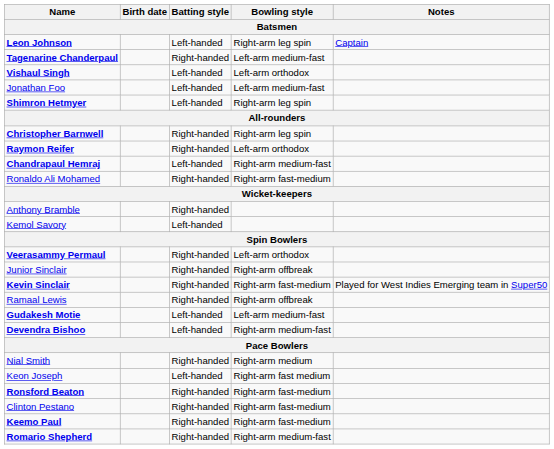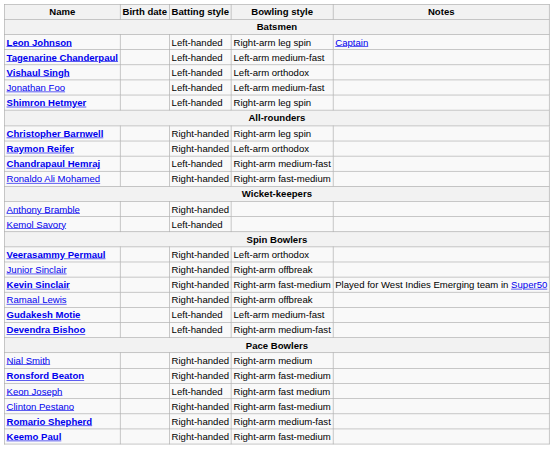(200, 58) Right-handed -> (197, 58) Left-handed
rows swapped: (34, 376) <-> (45, 391)
rows swapped: (34, 421) <-> (49, 437)
